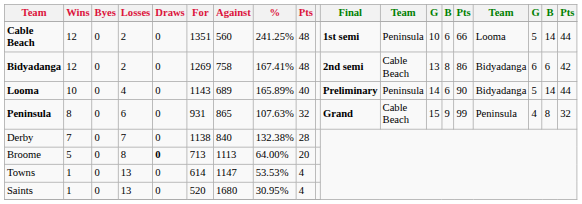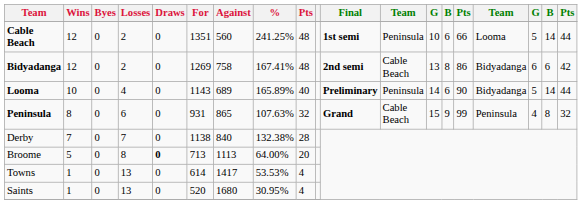(226, 172) 1147 -> (227, 172) 1417
